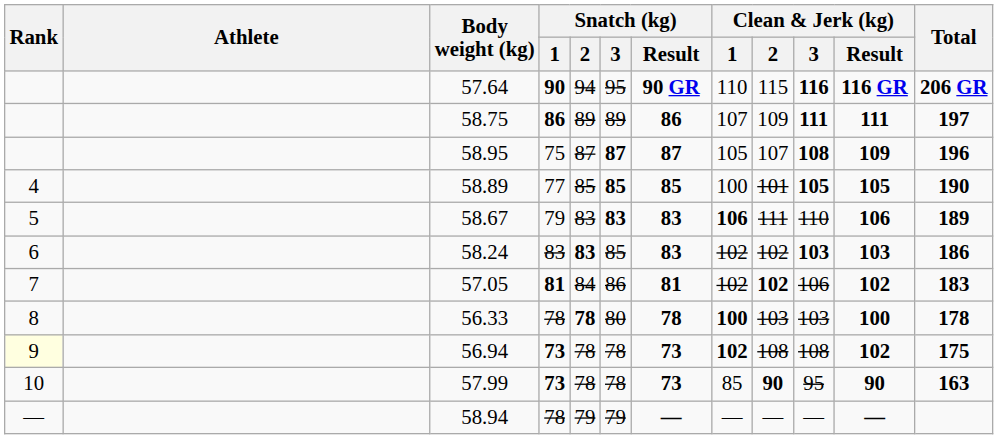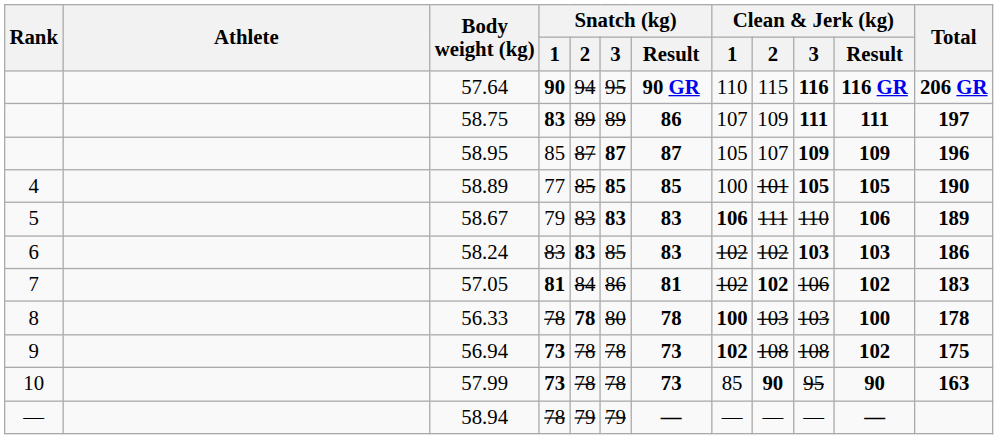(555, 119) 86 -> (555, 119) 83
(555, 152) 75 -> (555, 152) 85
(814, 152) 108 -> (814, 152) 109
(34, 350) lightyellow background -> (34, 350) no background
